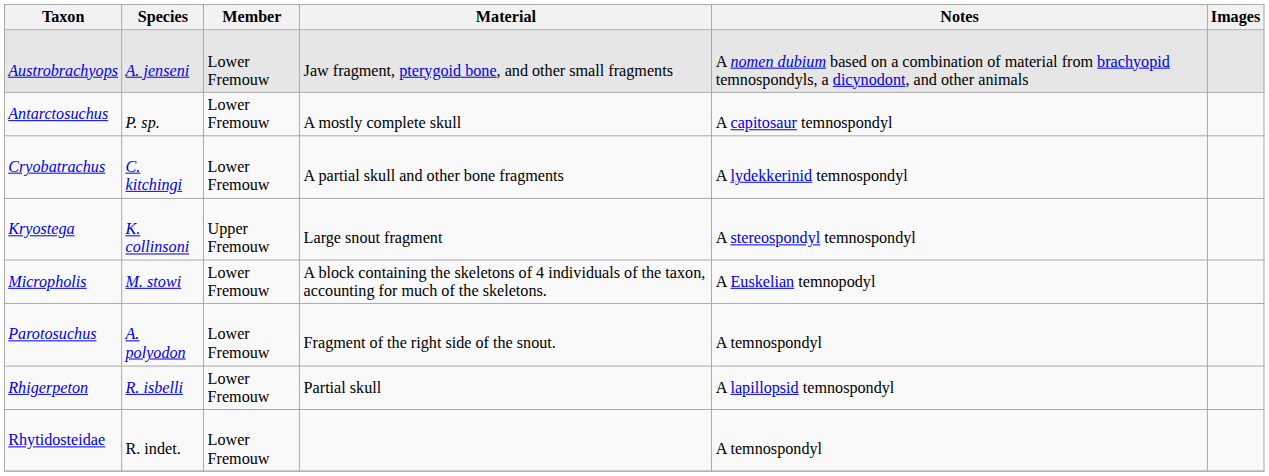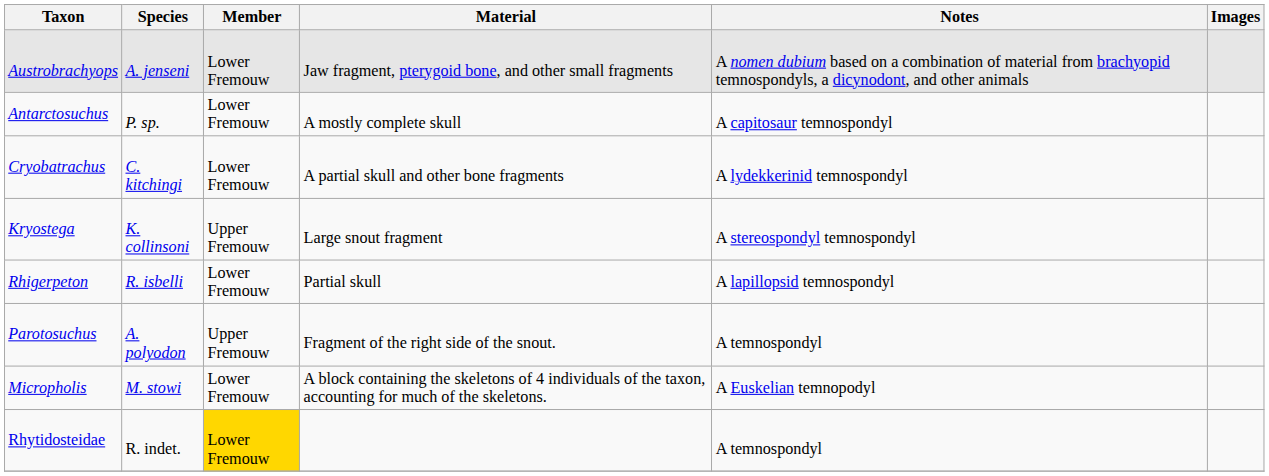rows swapped: (47, 281) <-> (48, 387)
(239, 343) Lower Fremouw -> (239, 343) Upper Fremouw
(239, 449) no background -> (239, 449) gold background
